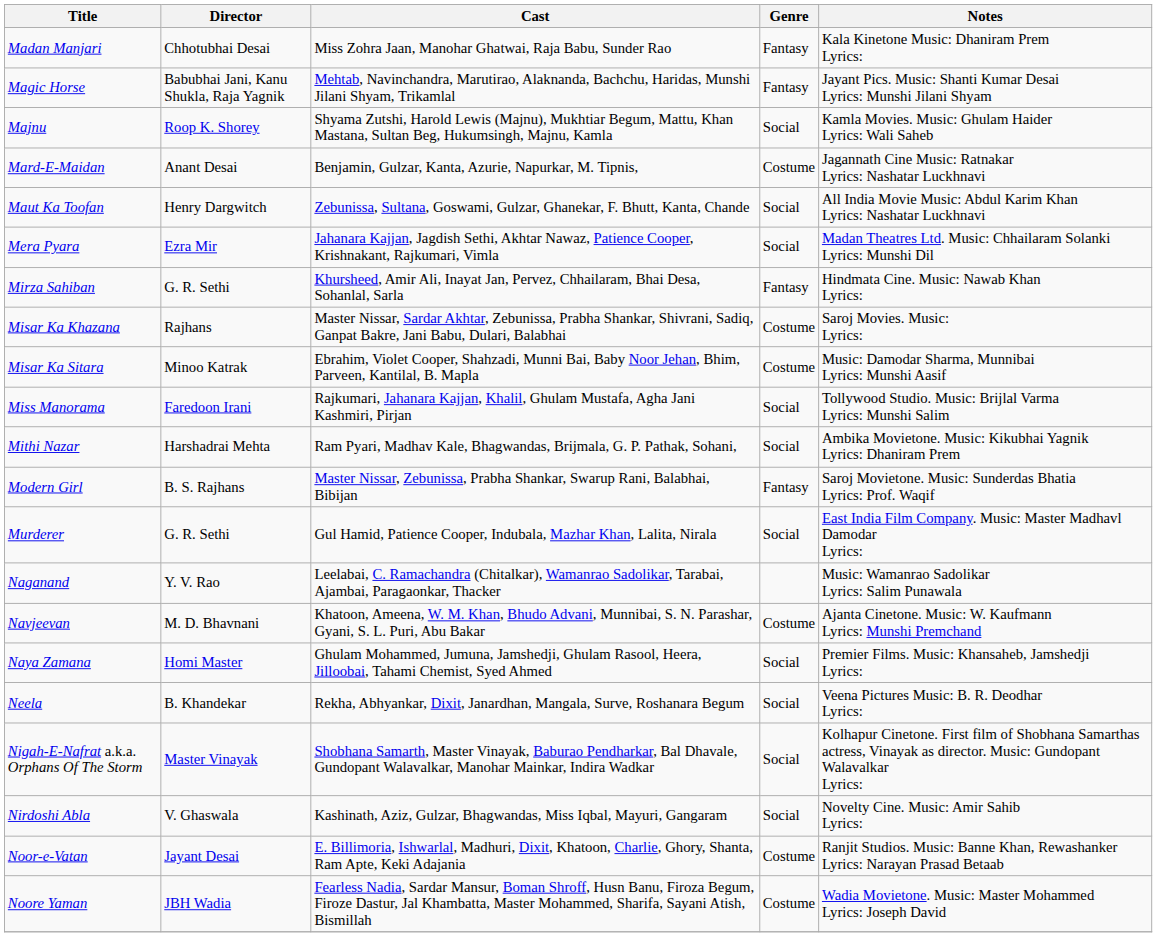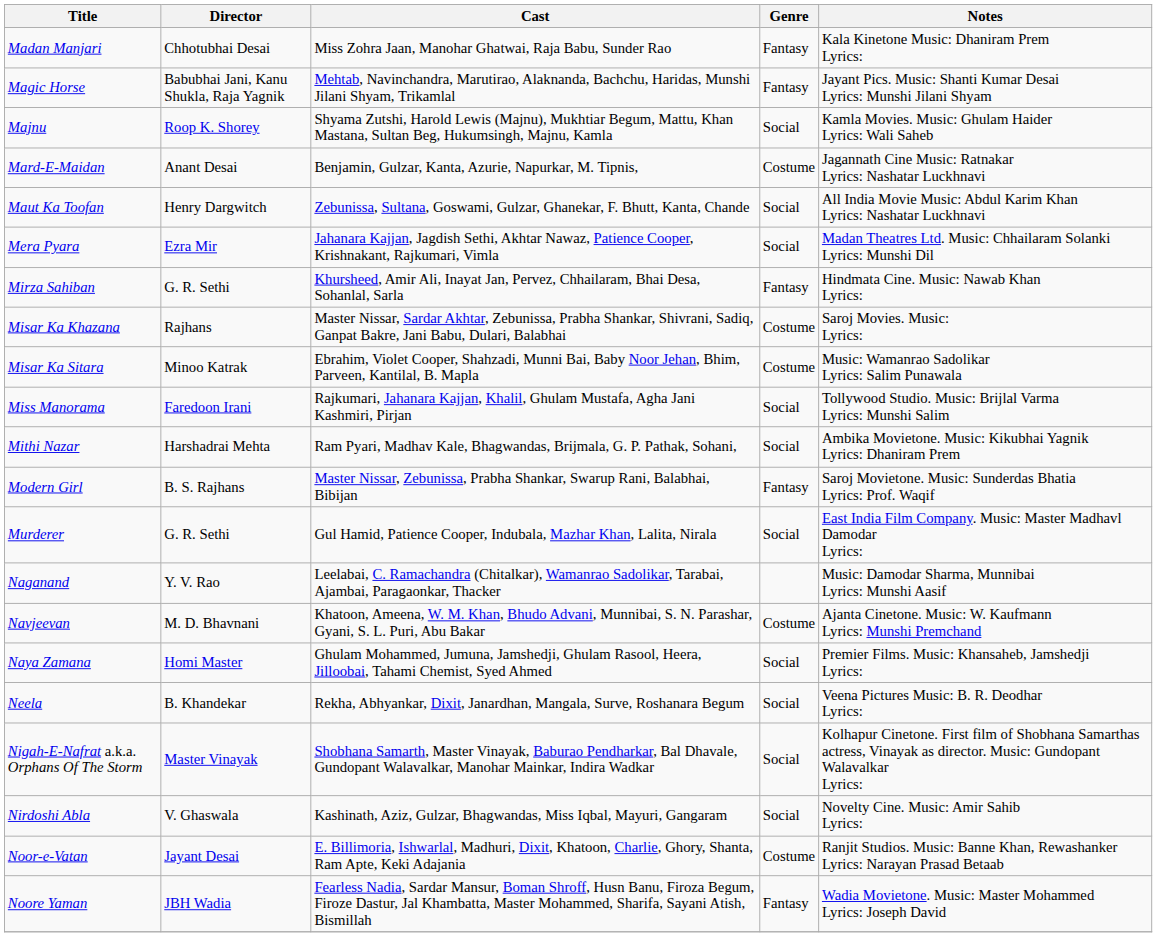(928, 367) Music: Damodar Sharma, Munnibai Lyrics: Munshi Aasif -> (906, 367) Music: Wamanrao Sadolikar Lyrics: Salim Punawala
(906, 583) Music: Wamanrao Sadolikar Lyrics: Salim Punawala -> (928, 583) Music: Damodar Sharma, Munnibai Lyrics: Munshi Aasif
(789, 903) Costume -> (786, 903) Fantasy
